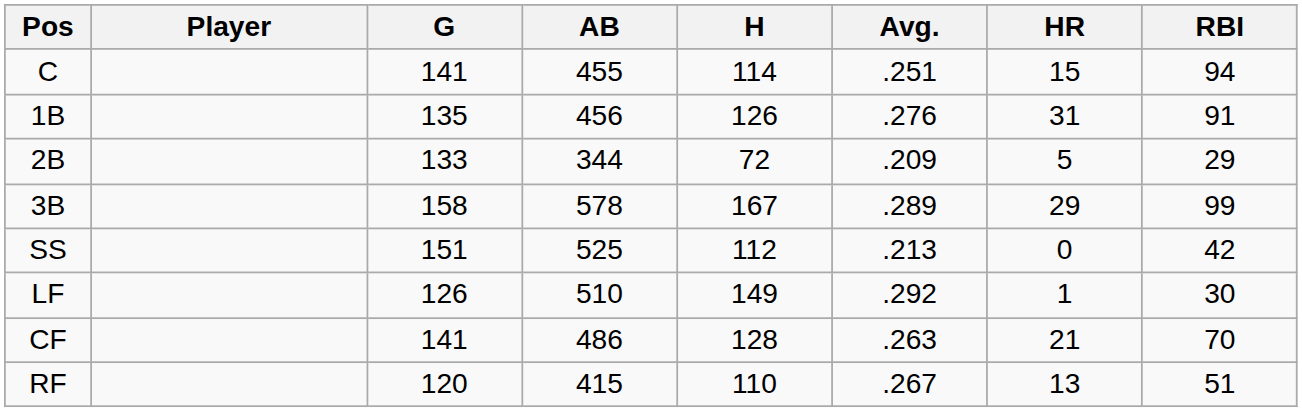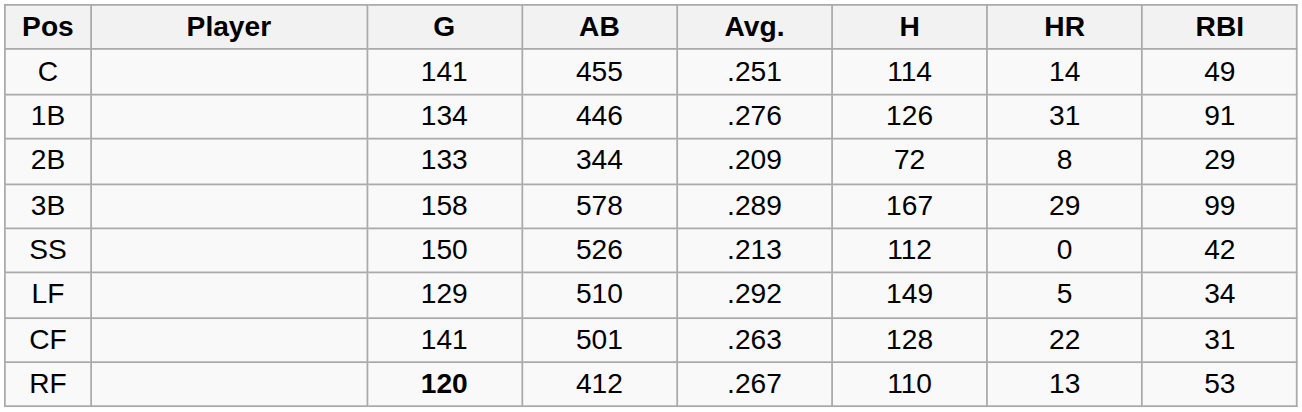columns swapped: (755, 26) <-> (910, 26)
(1065, 71) 15 -> (1065, 71) 14
(1220, 71) 94 -> (1220, 71) 49
(444, 116) 135 -> (444, 116) 134
(599, 116) 456 -> (599, 116) 446
(1065, 160) 5 -> (1065, 160) 8
(444, 250) 151 -> (444, 250) 150
(599, 250) 525 -> (599, 250) 526
(444, 294) 126 -> (444, 294) 129
(1065, 294) 1 -> (1065, 294) 5
(1220, 294) 30 -> (1220, 294) 34
(599, 339) 486 -> (599, 339) 501
(1065, 339) 21 -> (1065, 339) 22
(1220, 339) 70 -> (1220, 339) 31
(444, 384) normal -> (444, 384) bold
(599, 384) 415 -> (599, 384) 412
(1220, 384) 51 -> (1220, 384) 53
